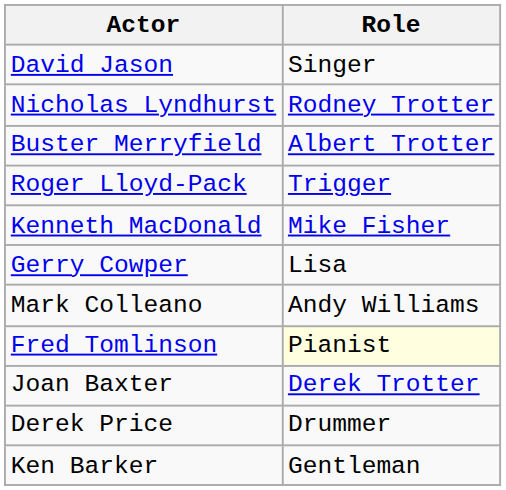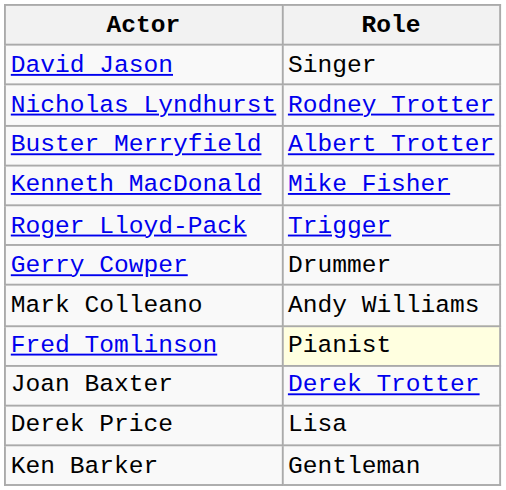rows swapped: (129, 185) <-> (136, 225)
(317, 265) Lisa -> (340, 265) Drummer
(340, 425) Drummer -> (317, 425) Lisa
